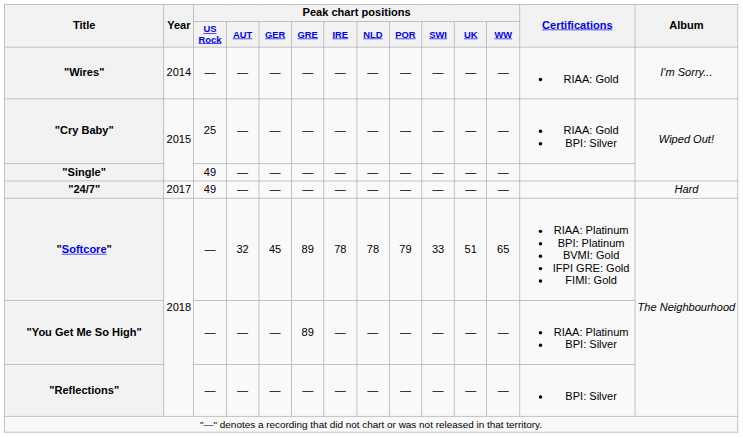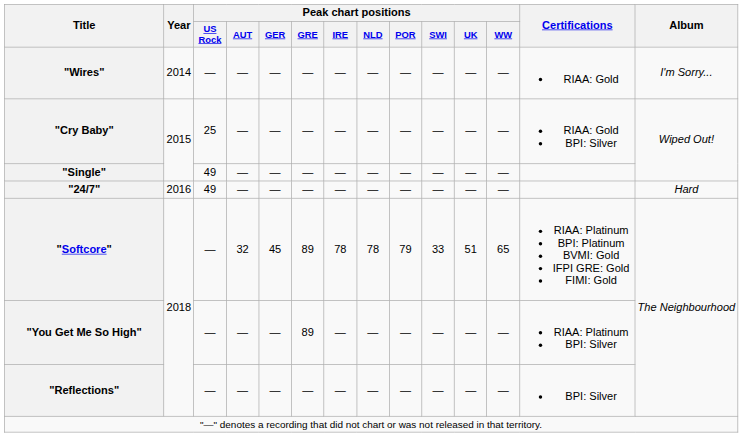(179, 189) 2017 -> (179, 189) 2016
